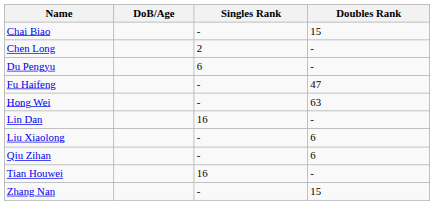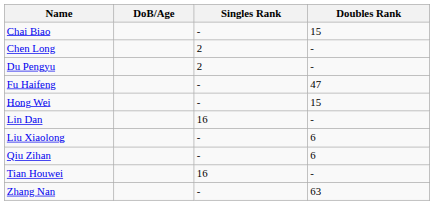(199, 66) 6 -> (199, 66) 2
(316, 102) 63 -> (316, 102) 15
(316, 191) 15 -> (316, 191) 63
